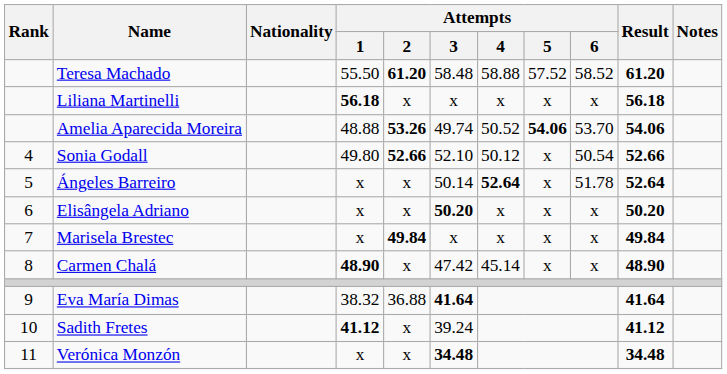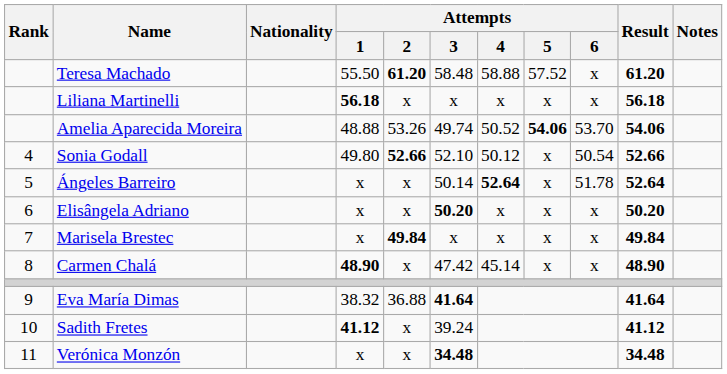(594, 73) 58.52 -> (594, 73) x
(407, 127) bold -> (407, 127) normal
